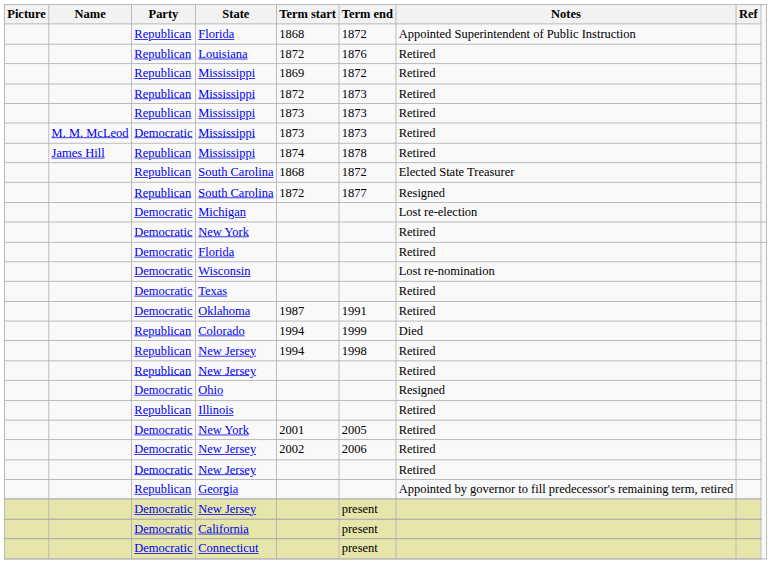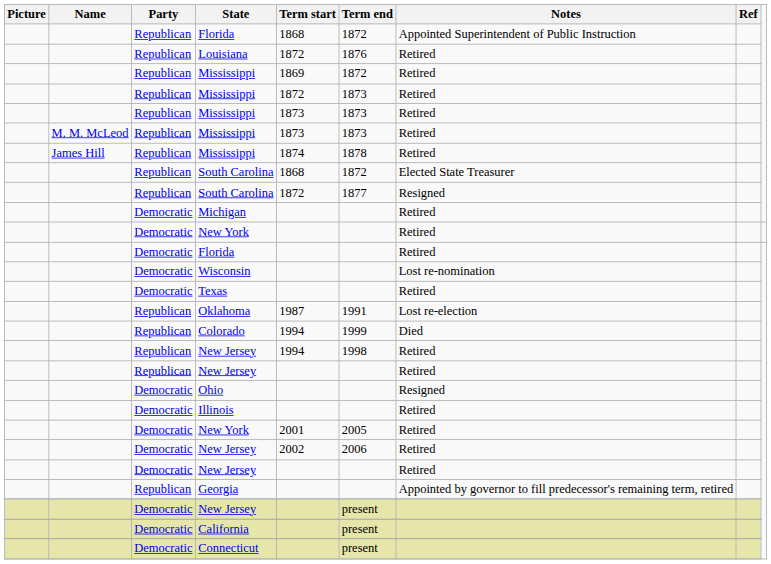(163, 133) Democratic -> (163, 133) Republican
(438, 212) Lost re-election -> (417, 212) Retired
(163, 311) Democratic -> (163, 311) Republican
(417, 311) Retired -> (438, 311) Lost re-election
(163, 410) Republican -> (163, 410) Democratic
